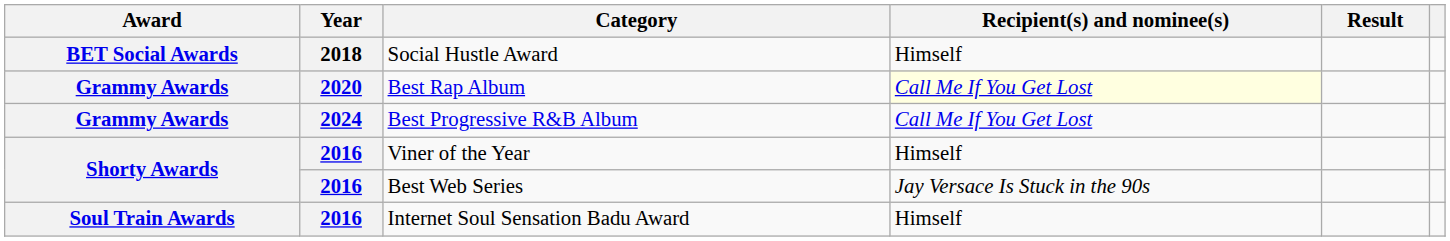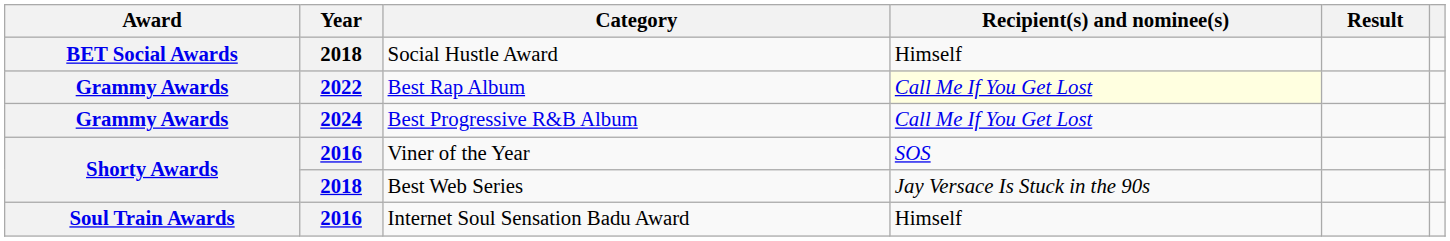(341, 86) 2020 -> (341, 86) 2022
(928, 152) Himself -> (913, 152) SOS
(341, 185) 2016 -> (341, 185) 2018
